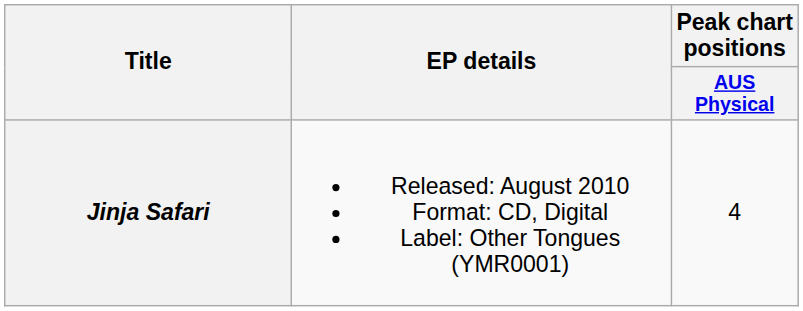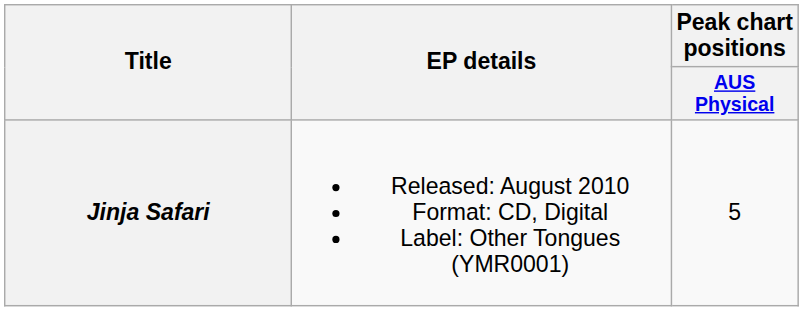(735, 212) 4 -> (735, 212) 5
